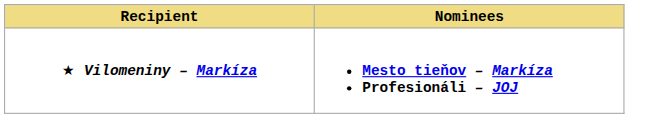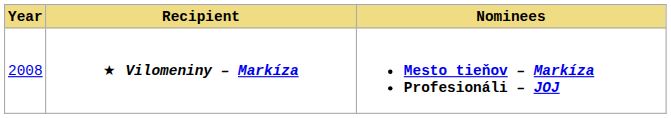+ column: (25, 16)
